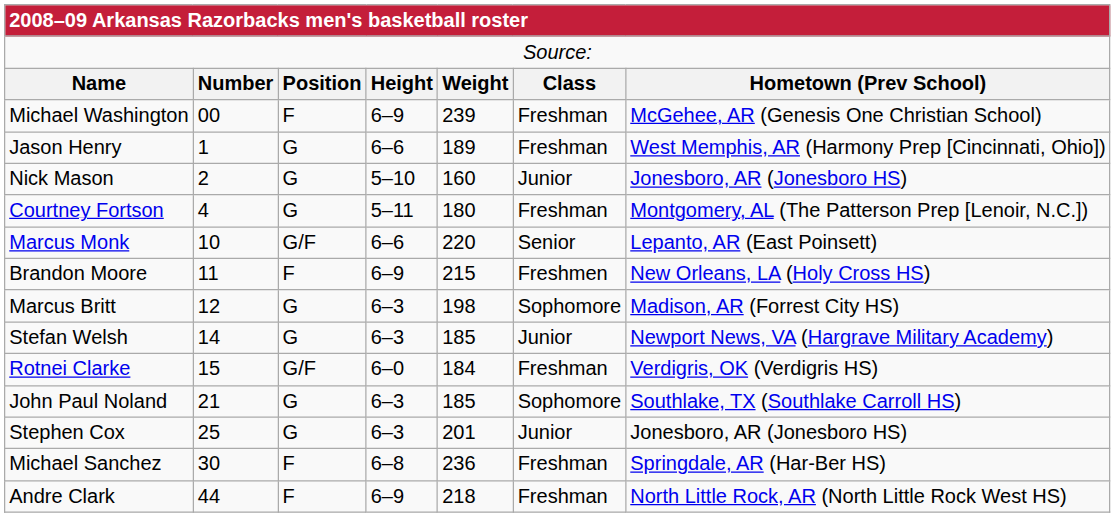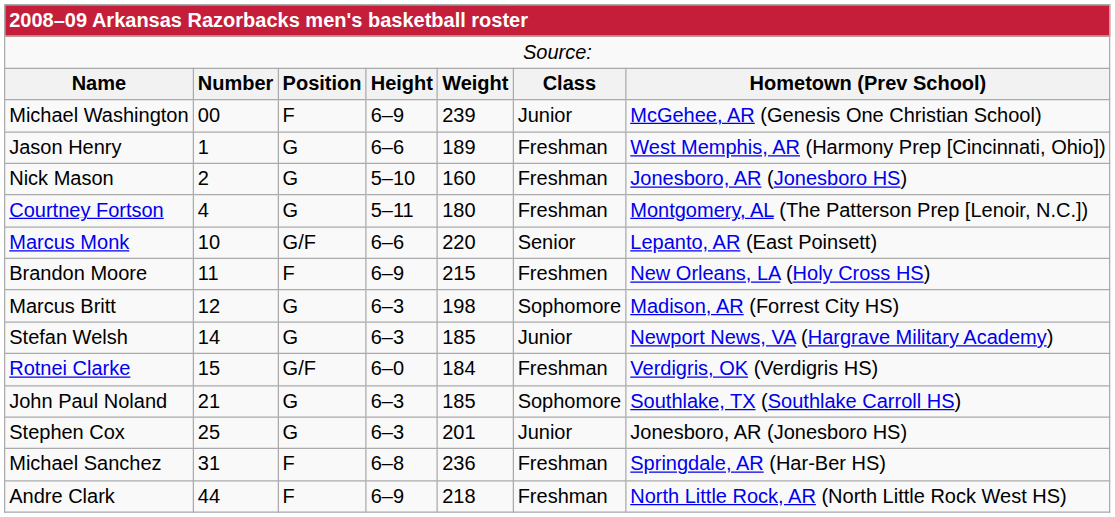(563, 115) Freshman -> (545, 115) Junior
(545, 178) Junior -> (563, 178) Freshman
(209, 464) 30 -> (209, 464) 31
